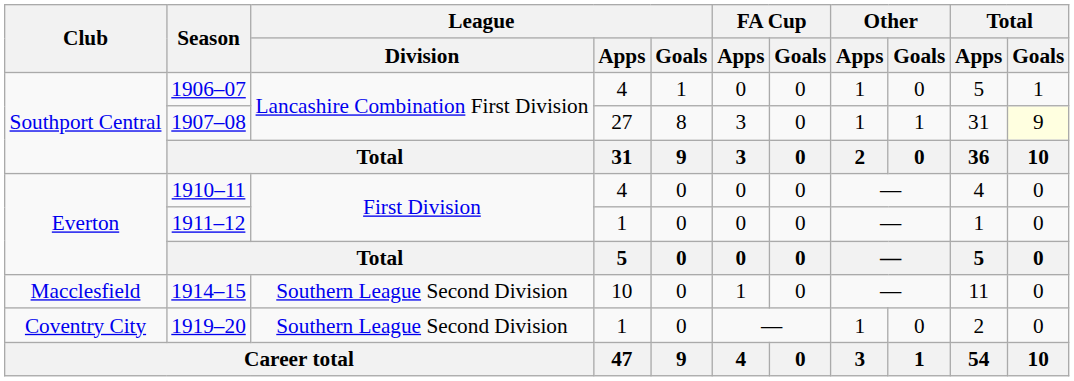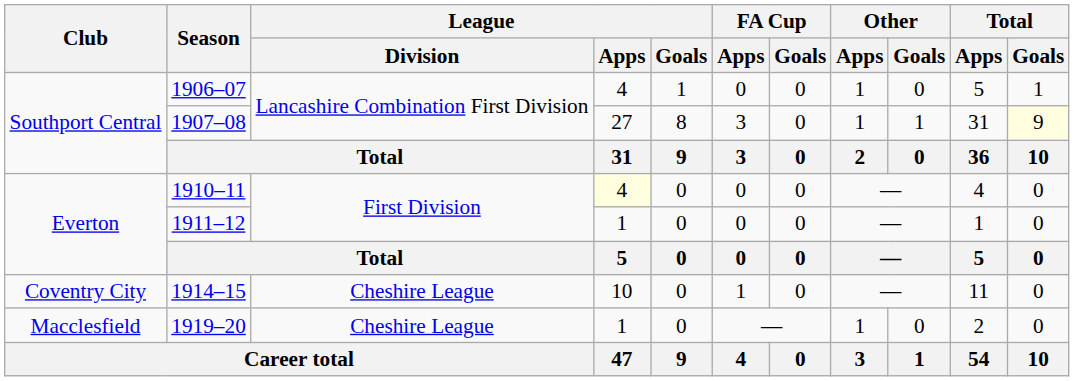(622, 190) no background -> (622, 190) lightyellow background
(86, 291) Macclesfield -> (86, 291) Coventry City
(422, 291) Southern League Second Division -> (422, 291) Cheshire League
(86, 325) Coventry City -> (86, 325) Macclesfield
(422, 325) Southern League Second Division -> (422, 325) Cheshire League
